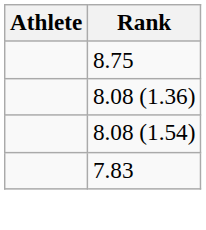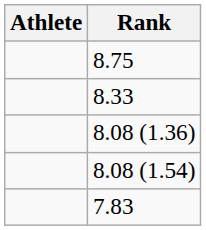+ row: (113, 96)
